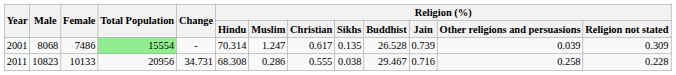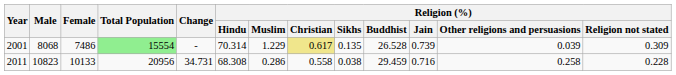(274, 45) 1.247 -> (274, 45) 1.229
(321, 45) no background -> (321, 45) khaki background
(321, 62) 0.555 -> (321, 62) 0.558
(392, 62) 29.467 -> (392, 62) 29.459
